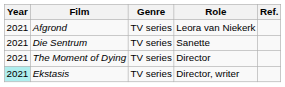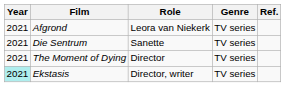columns swapped: (216, 12) <-> (151, 12)
